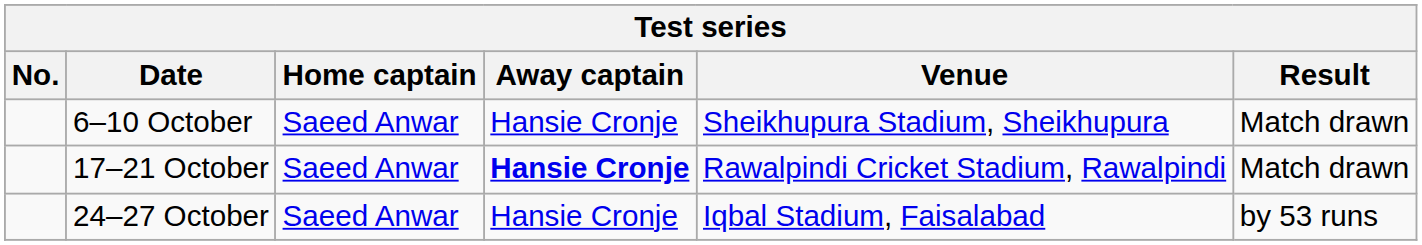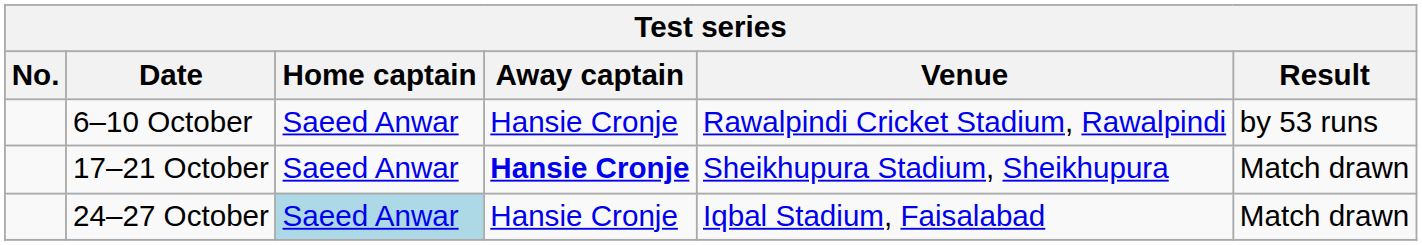(936, 121) Sheikhupura Stadium, Sheikhupura -> (965, 121) Rawalpindi Cricket Stadium, Rawalpindi
(1325, 121) Match drawn -> (1309, 121) by 53 runs
(965, 168) Rawalpindi Cricket Stadium, Rawalpindi -> (936, 168) Sheikhupura Stadium, Sheikhupura
(371, 215) no background -> (371, 215) lightblue background
(1309, 215) by 53 runs -> (1325, 215) Match drawn
